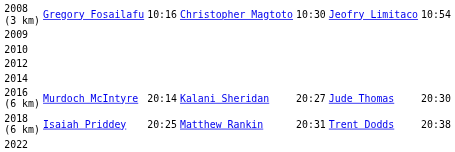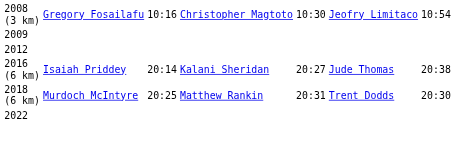- row: (16, 49)
- row: (16, 78)
(91, 98) Murdoch McIntyre -> (85, 69) Isaiah Priddey
(436, 98) 20:30 -> (436, 69) 20:38
(85, 124) Isaiah Priddey -> (91, 95) Murdoch McIntyre
(436, 124) 20:38 -> (436, 95) 20:30
